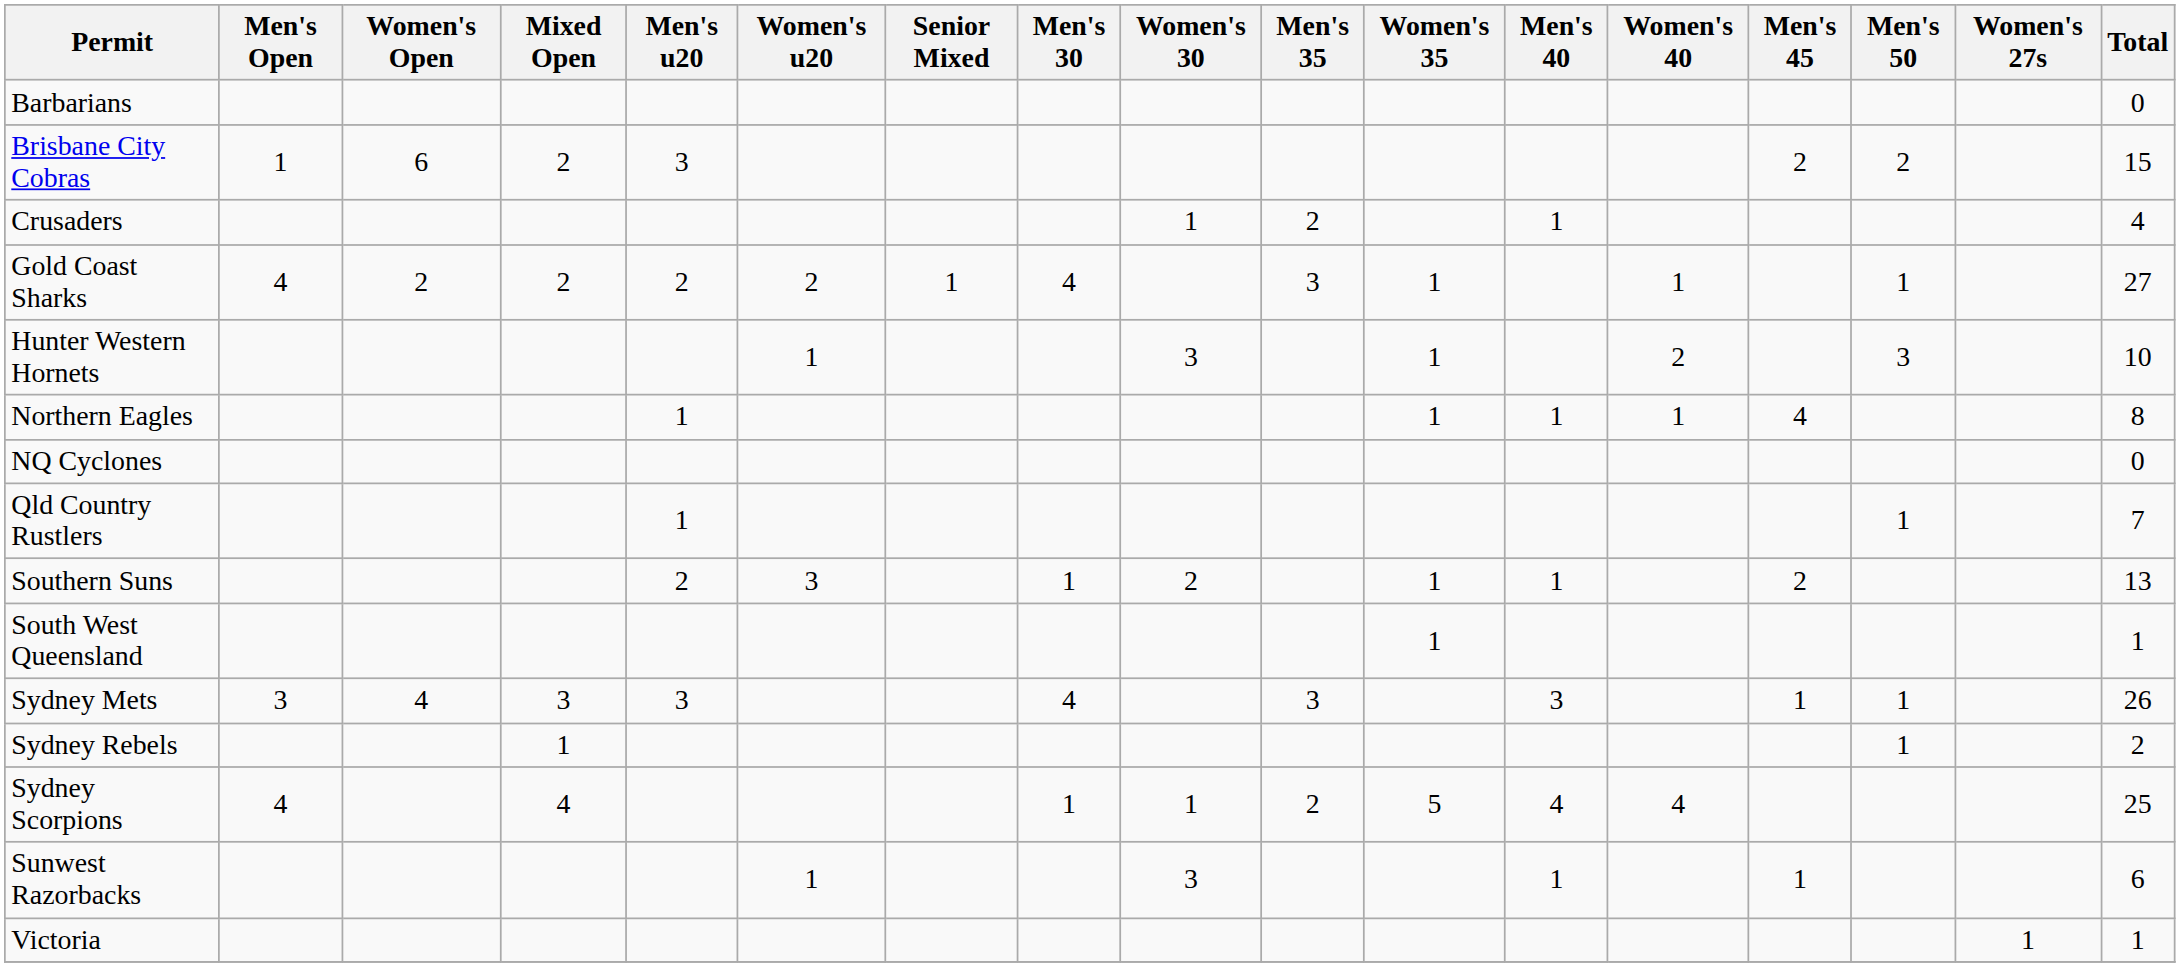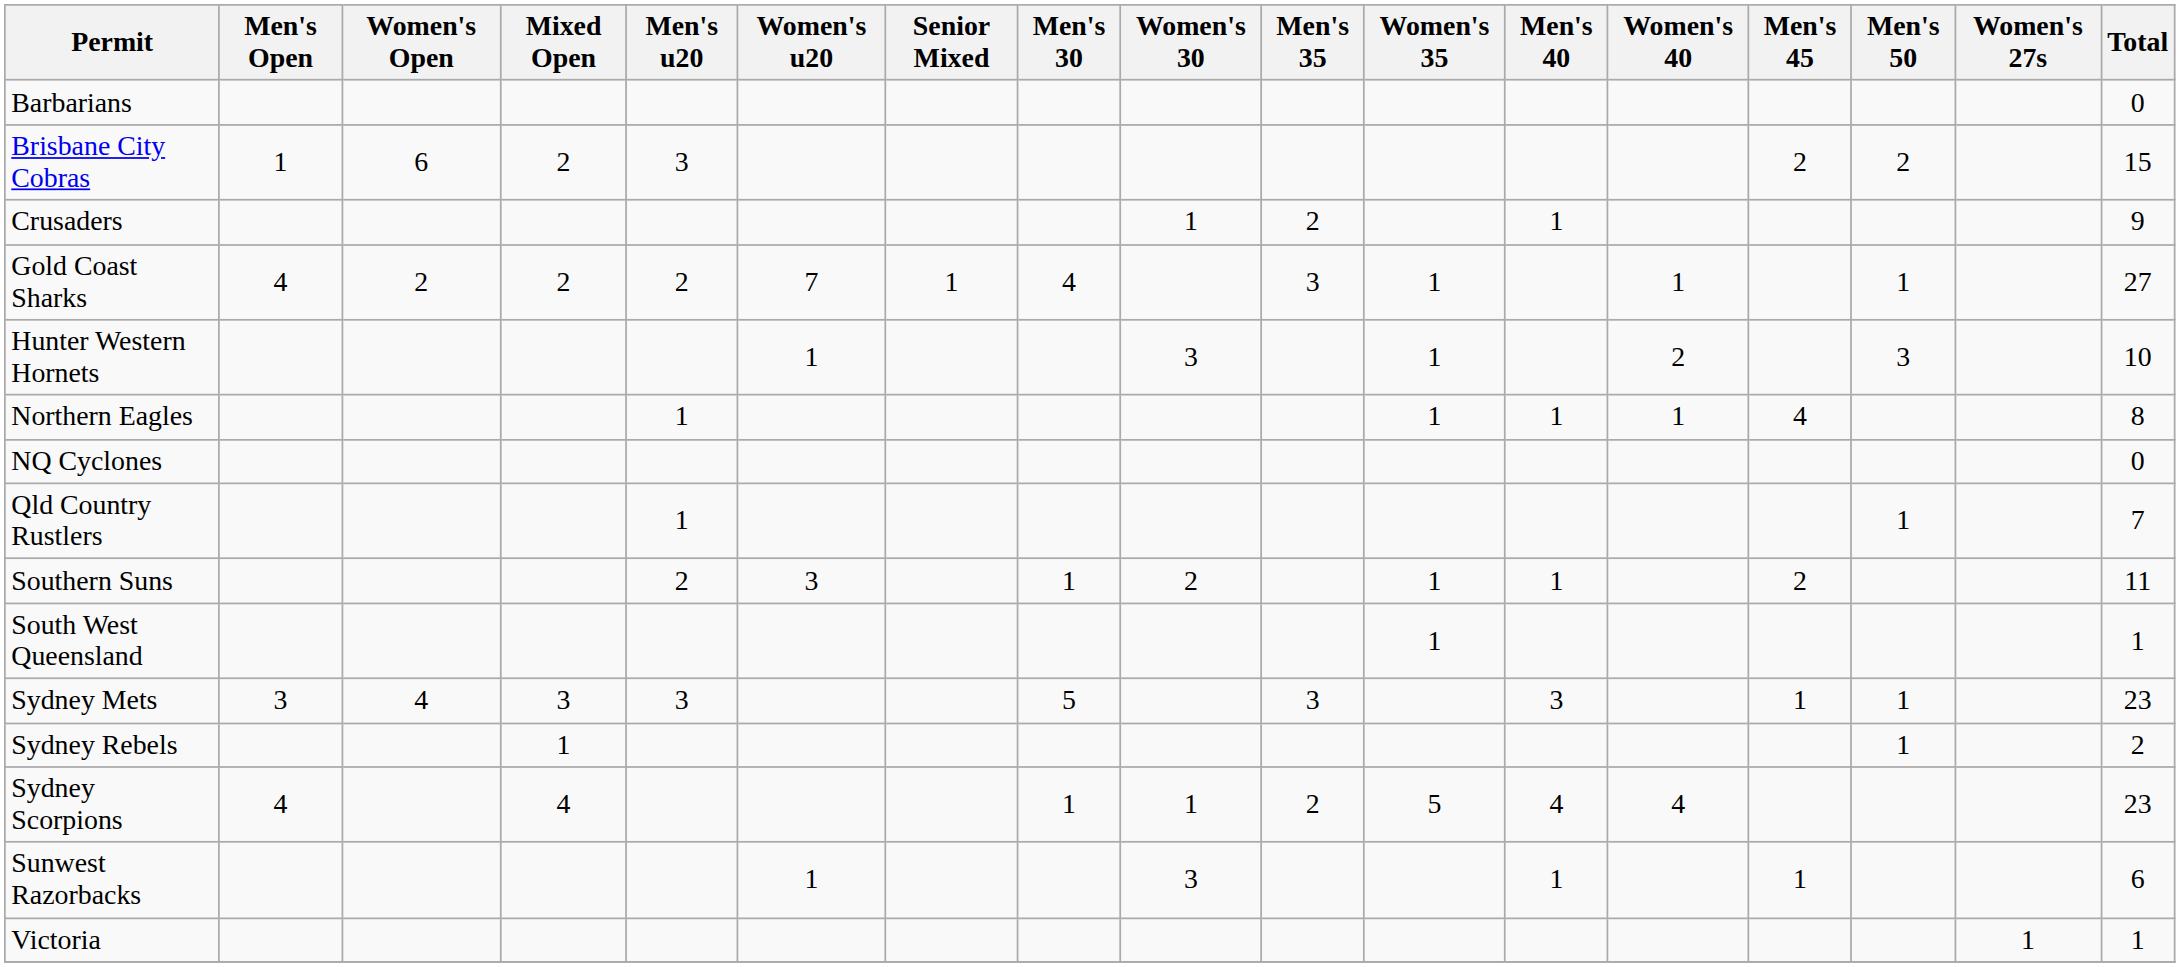(2138, 221) 4 -> (2138, 221) 9
(811, 281) 2 -> (811, 281) 7
(2138, 580) 13 -> (2138, 580) 11
(1069, 700) 4 -> (1069, 700) 5
(2138, 700) 26 -> (2138, 700) 23
(2138, 804) 25 -> (2138, 804) 23
